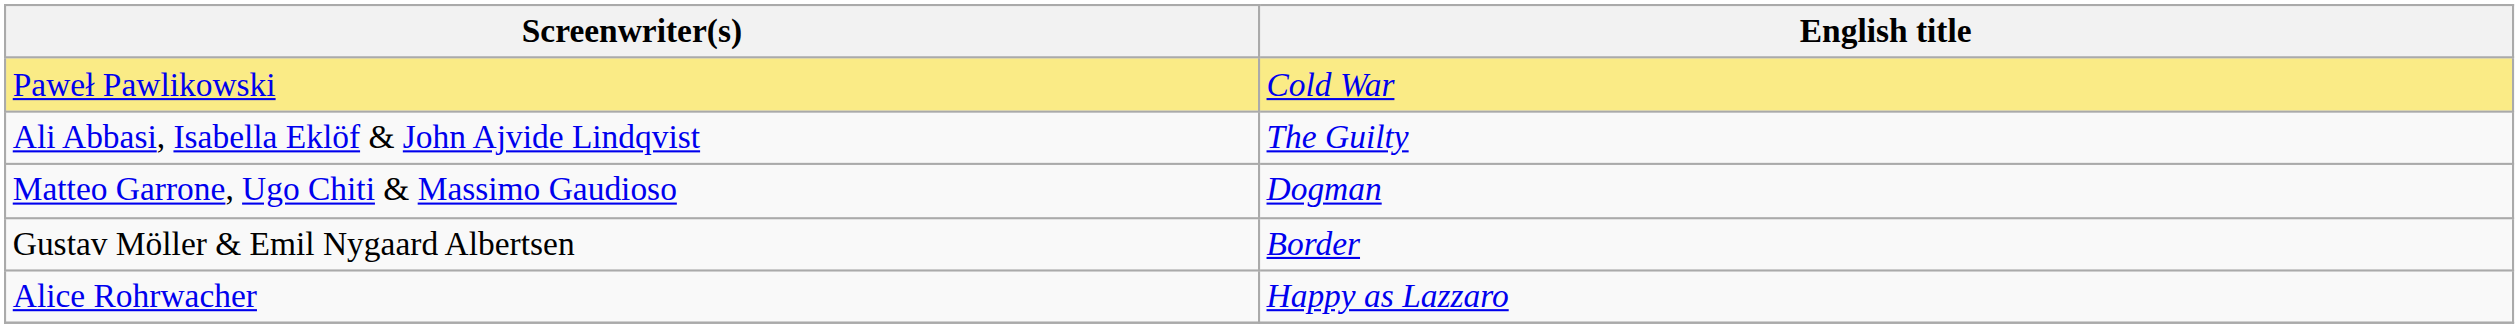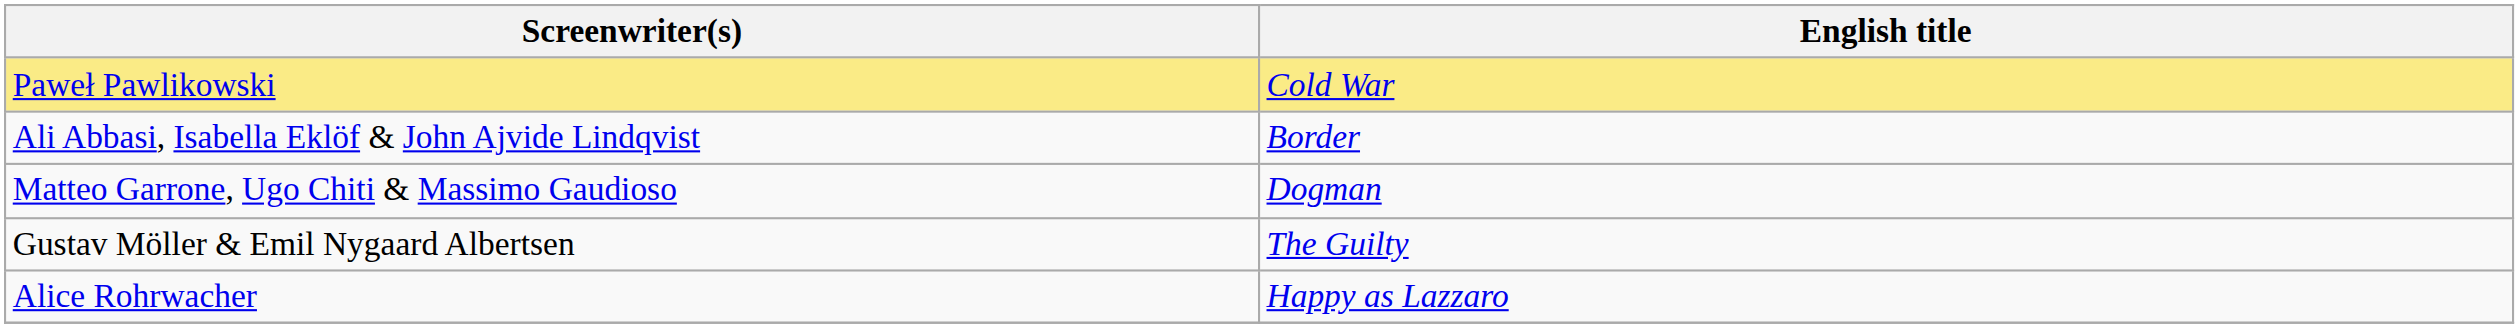(1338, 137) The Guilty -> (1313, 137) Border
(1313, 243) Border -> (1338, 243) The Guilty
